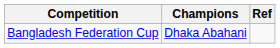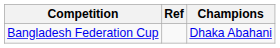columns swapped: (205, 14) <-> (262, 14)
